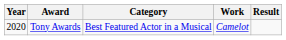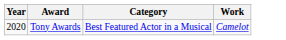- column: (266, 12)
